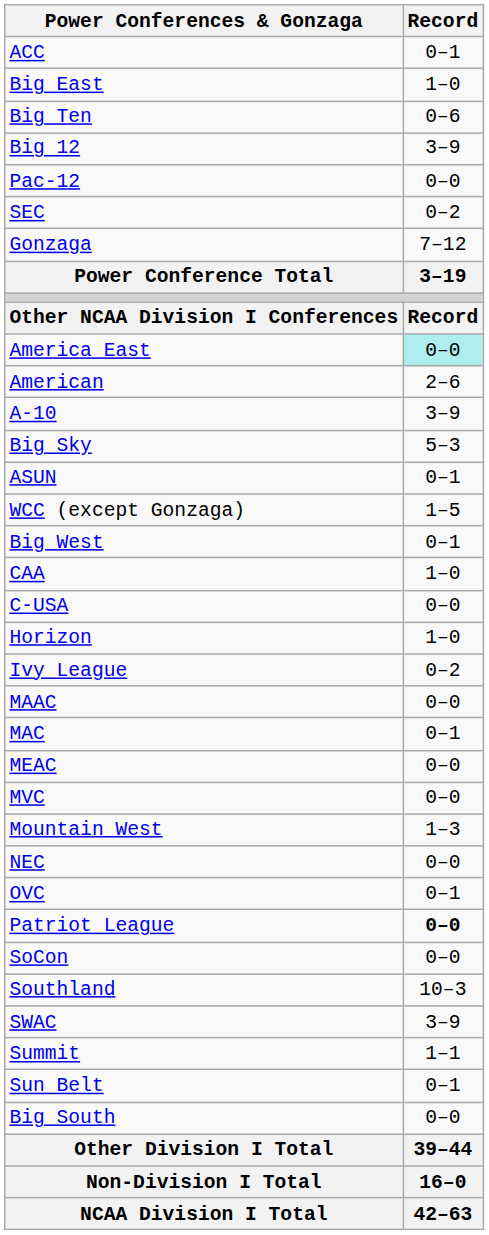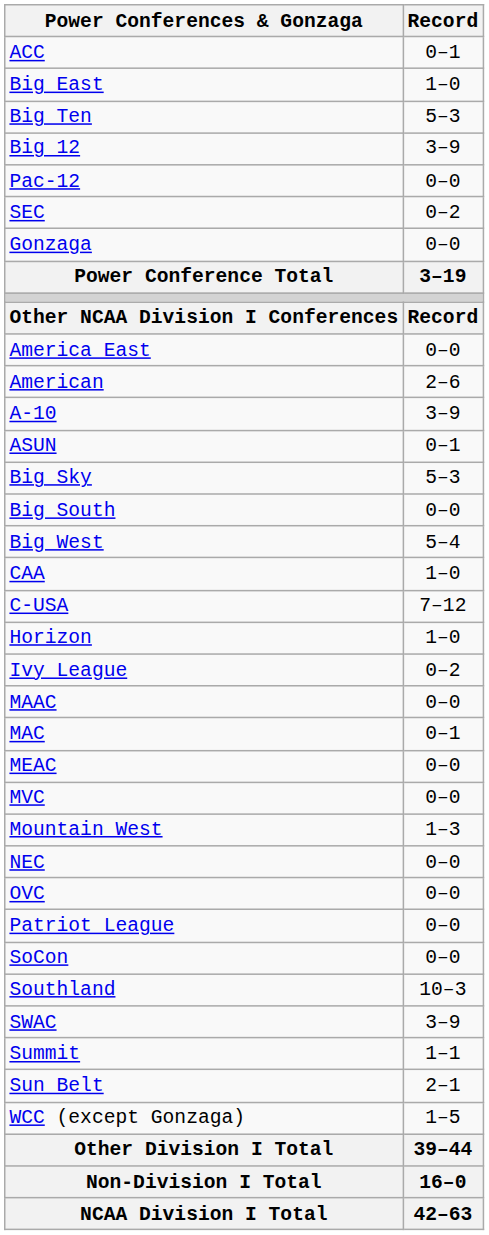(443, 117) 0–6 -> (443, 117) 5–3
(443, 245) 7–12 -> (443, 245) 0–0
(443, 350) paleturquoise background -> (443, 350) no background
rows swapped: (33, 478) <-> (51, 446)
rows swapped: (62, 1118) <-> (127, 510)
(443, 542) 0–1 -> (443, 542) 5–4
(443, 606) 0–0 -> (443, 606) 7–12
(443, 894) 0–1 -> (443, 894) 0–0
(443, 926) bold -> (443, 926) normal
(443, 1086) 0–1 -> (443, 1086) 2–1
